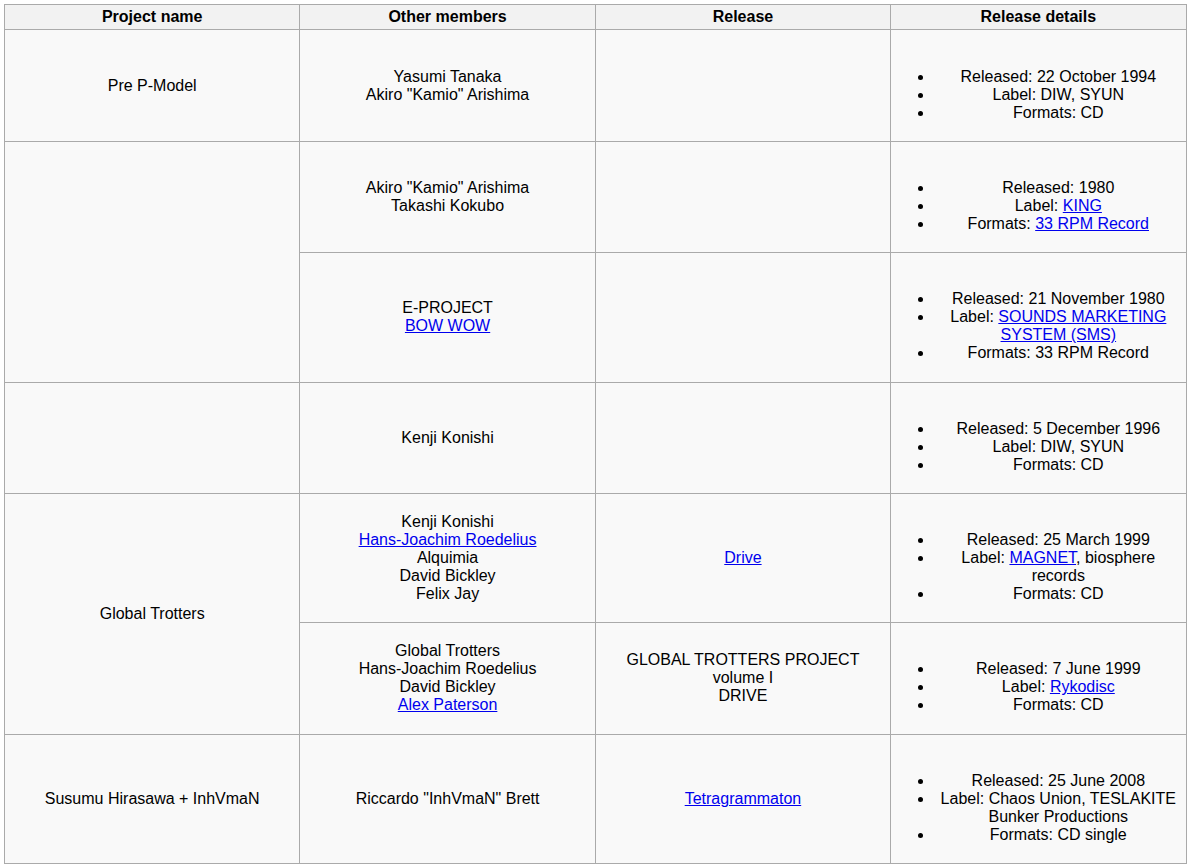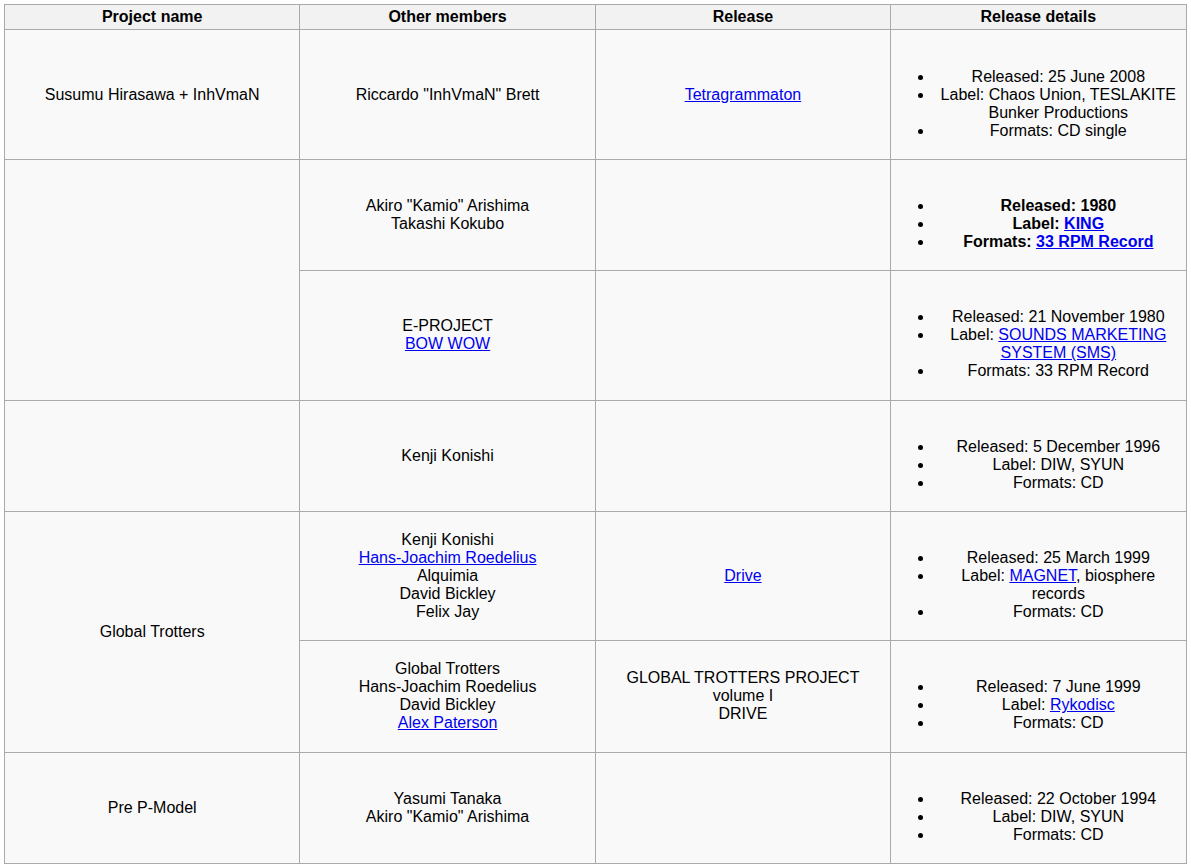rows swapped: (448, 85) <-> (448, 798)
(1038, 206) normal -> (1038, 224) bold
